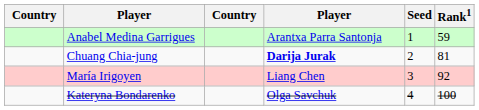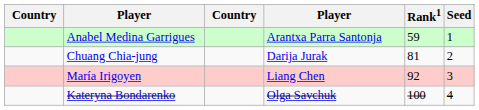columns swapped: (455, 15) <-> (420, 15)
(301, 56) bold -> (297, 56) normal
